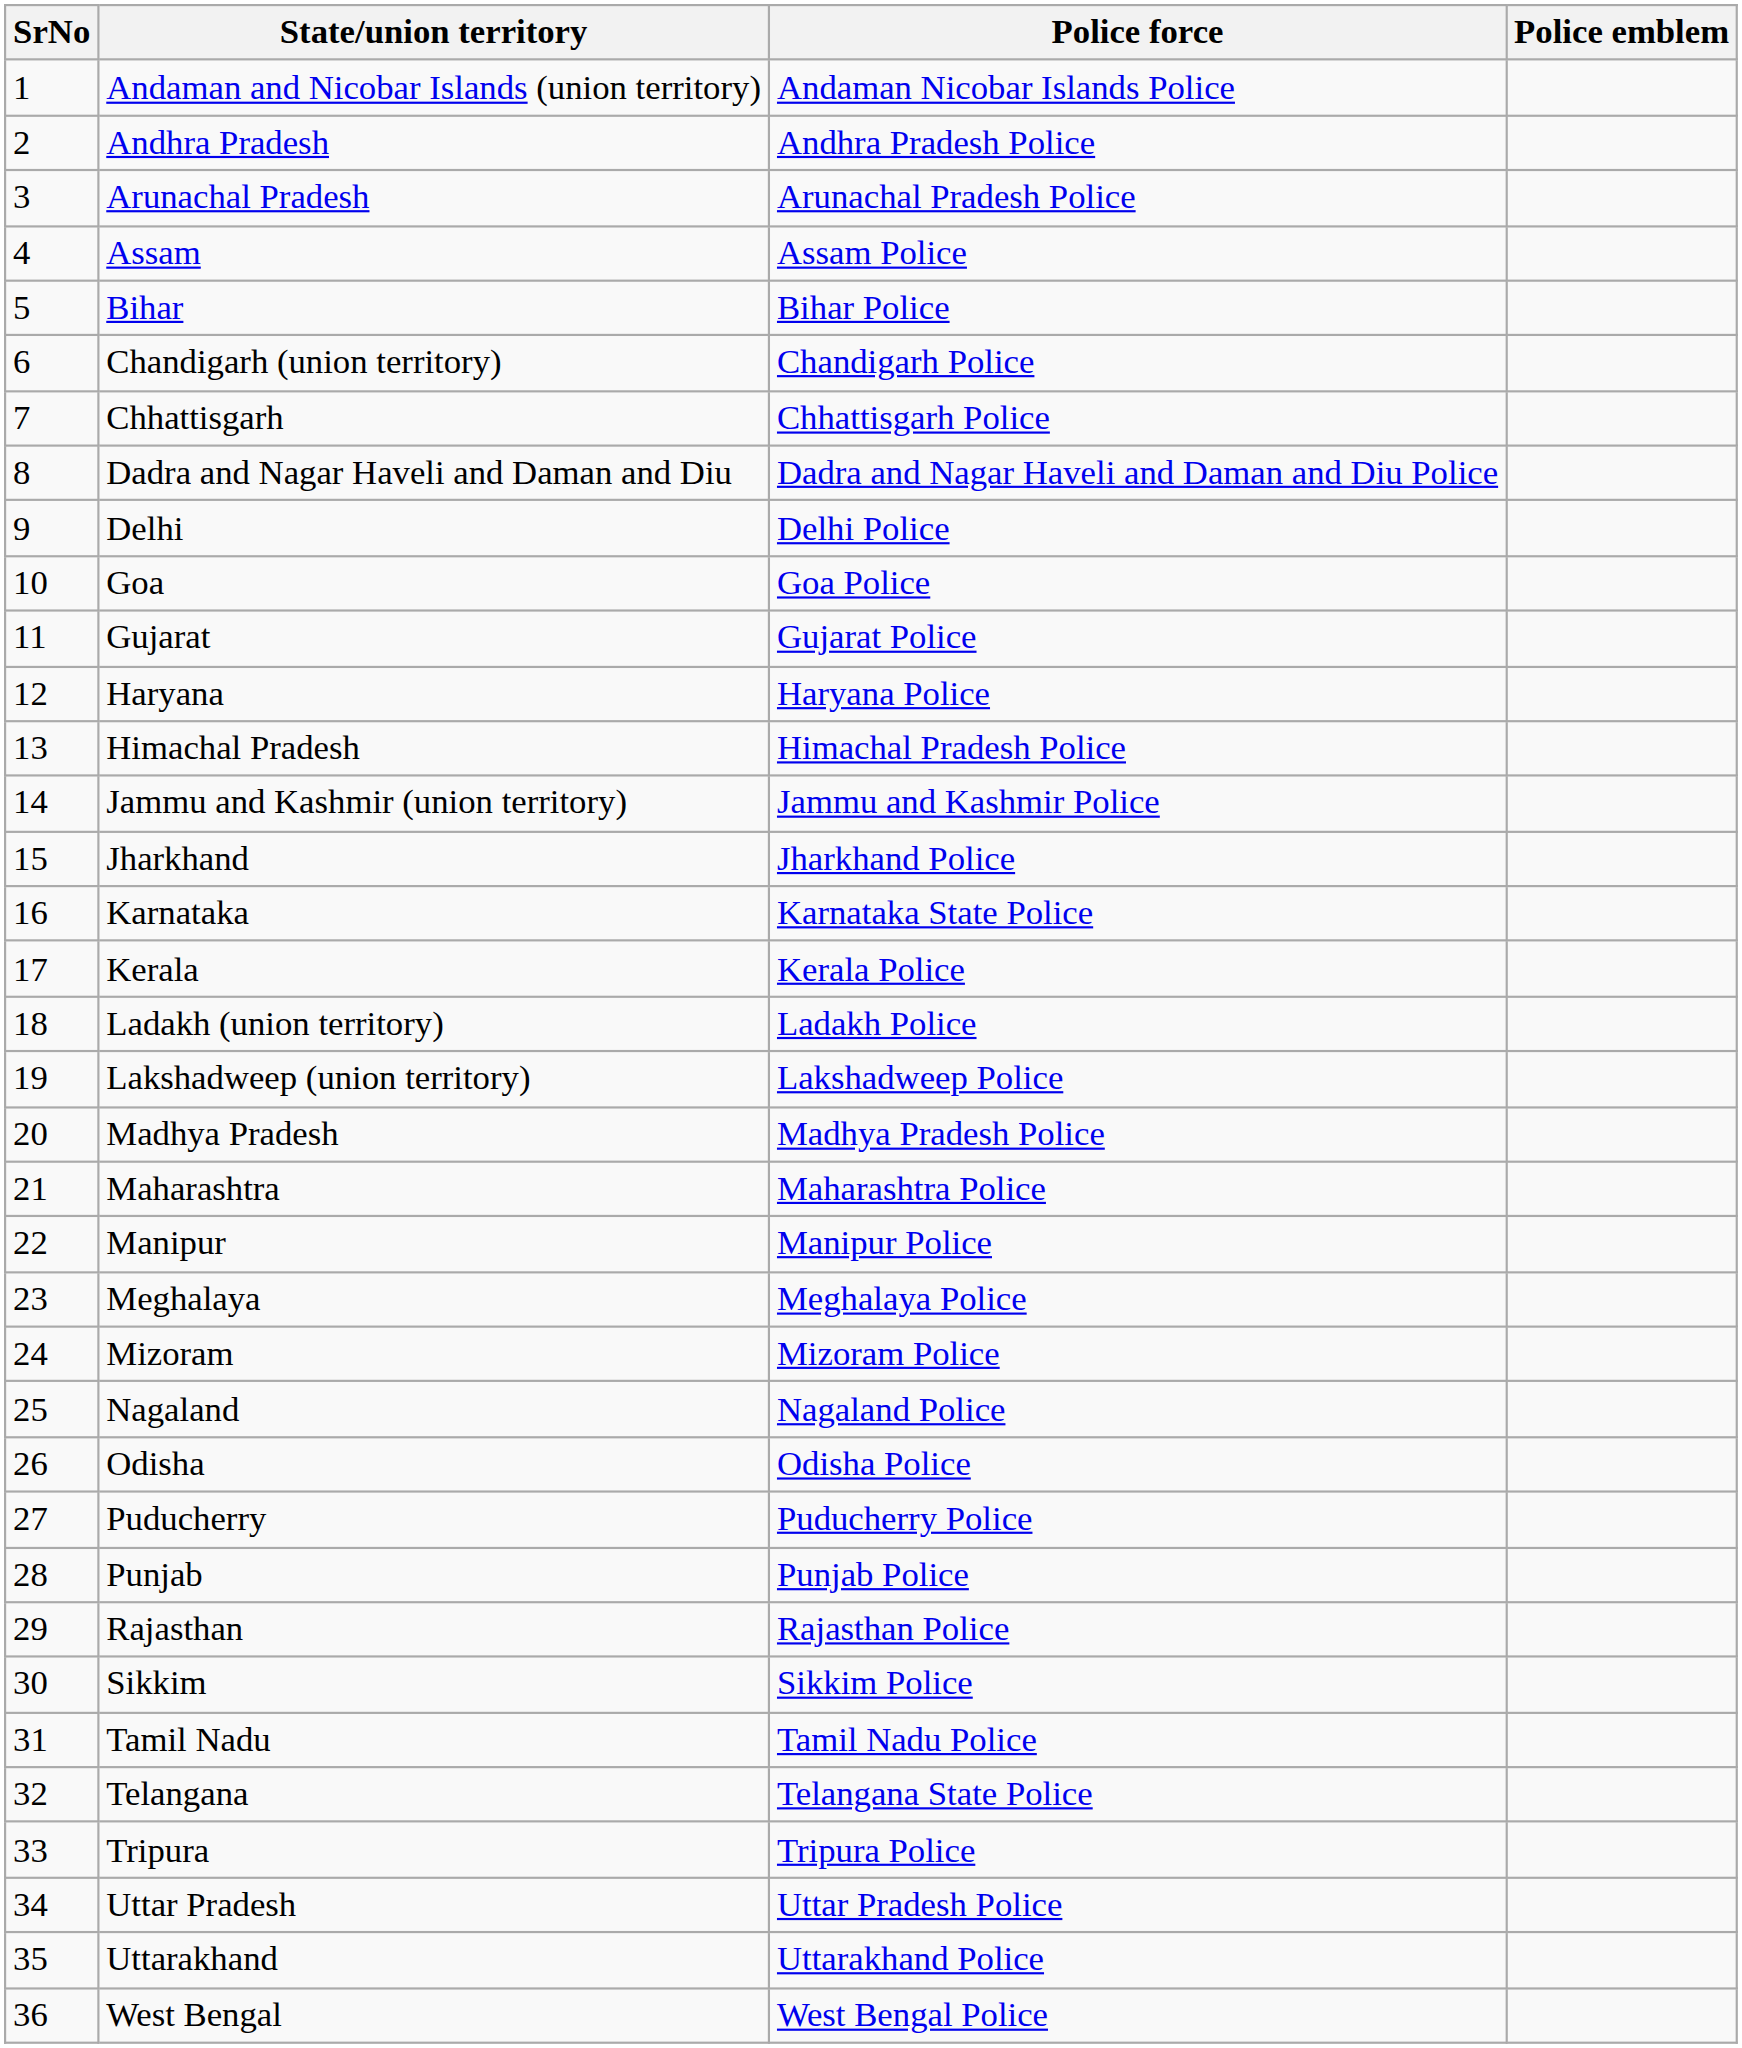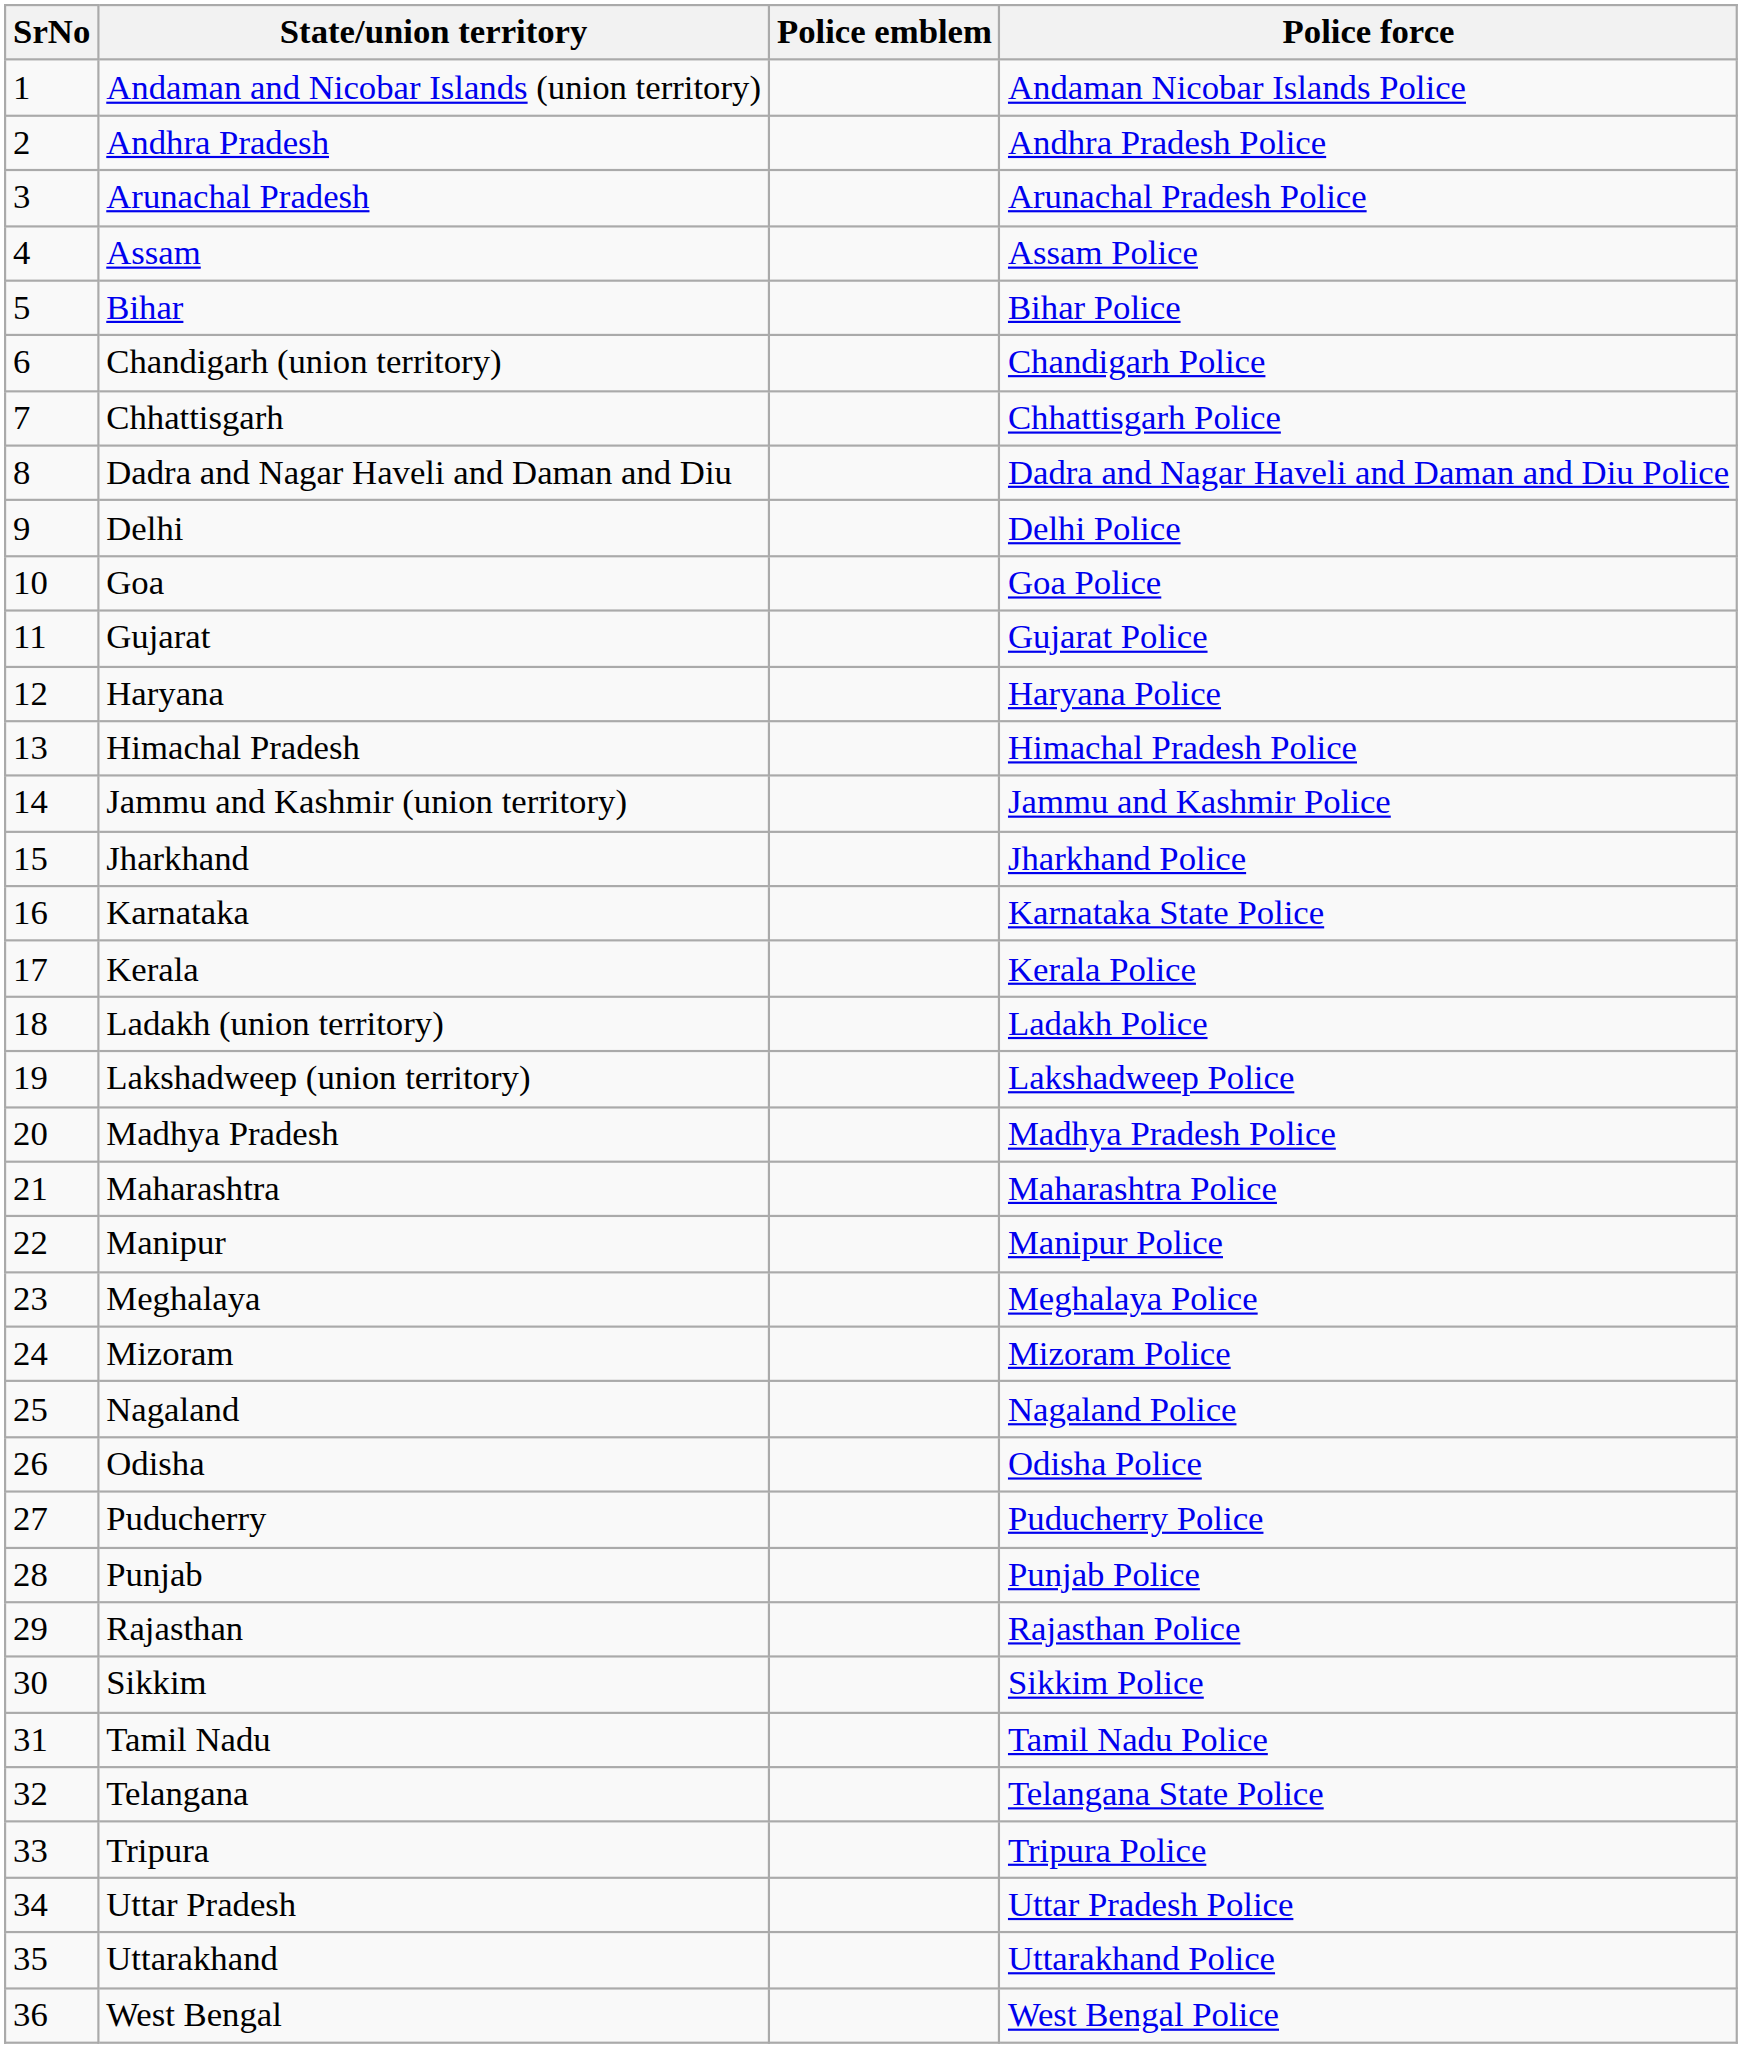columns swapped: (1622, 32) <-> (1138, 32)
